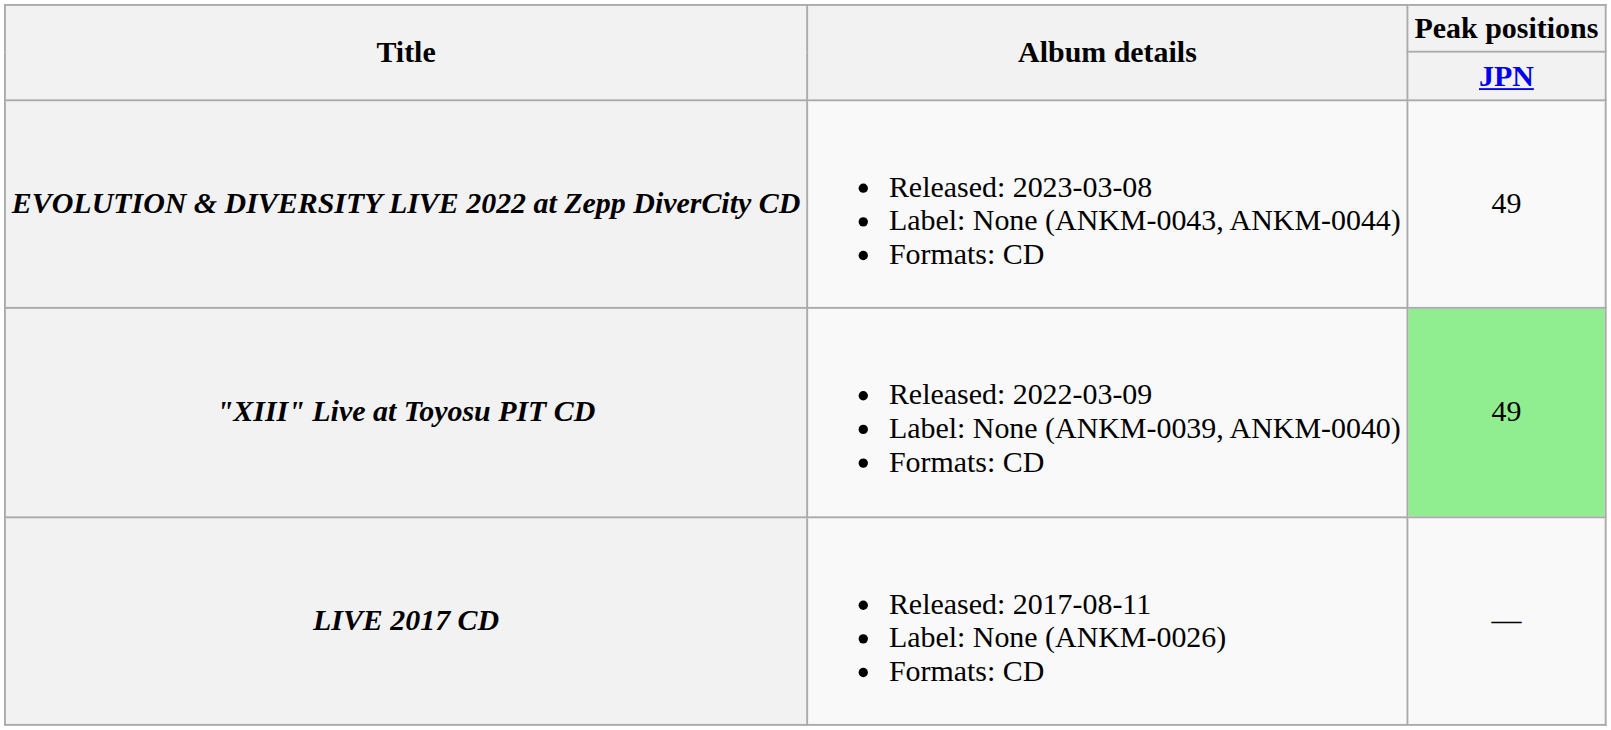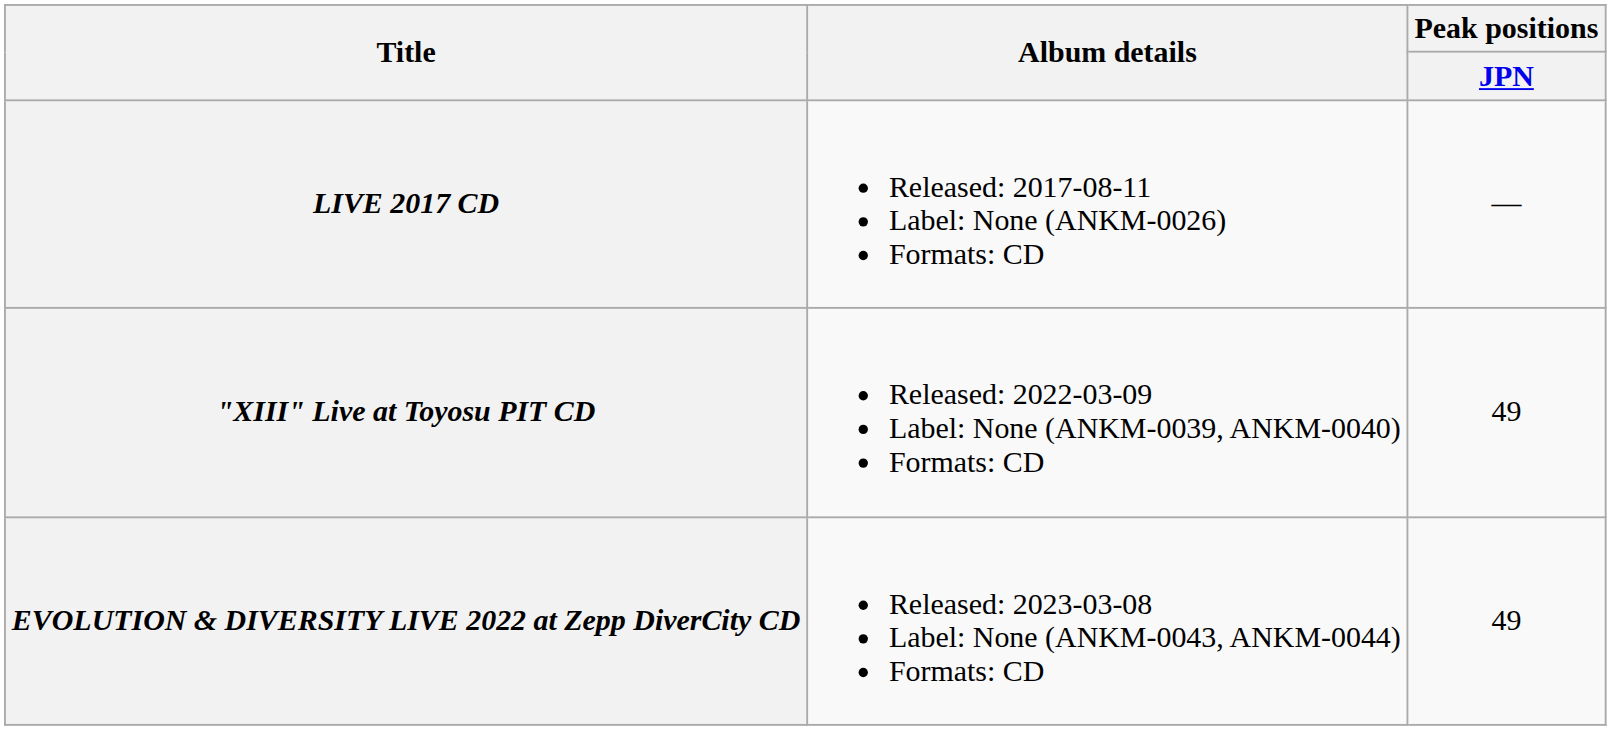rows swapped: (406, 620) <-> (406, 203)
(1506, 411) lightgreen background -> (1506, 411) no background
